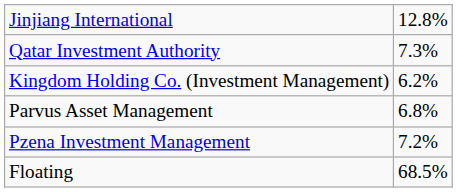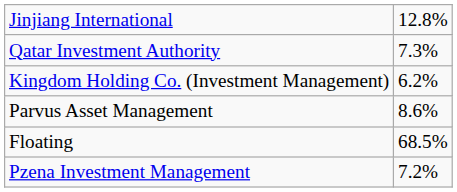(418, 111) 6.8% -> (418, 111) 8.6%
rows swapped: (130, 141) <-> (41, 171)
